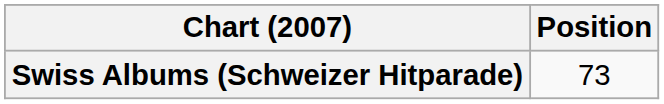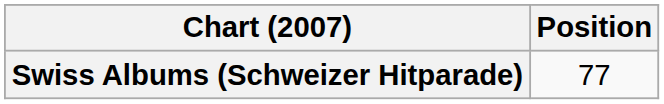(594, 74) 73 -> (594, 74) 77
